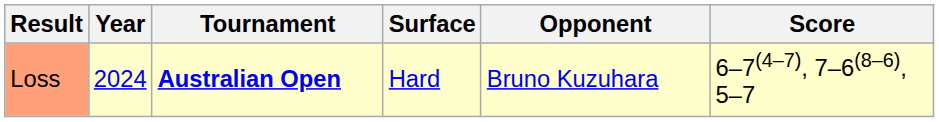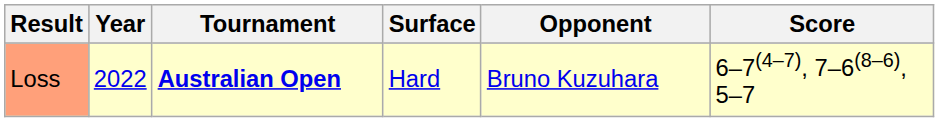(120, 78) 2024 -> (120, 78) 2022
